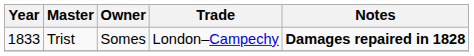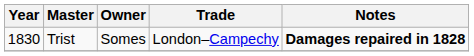(24, 39) 1833 -> (24, 39) 1830
